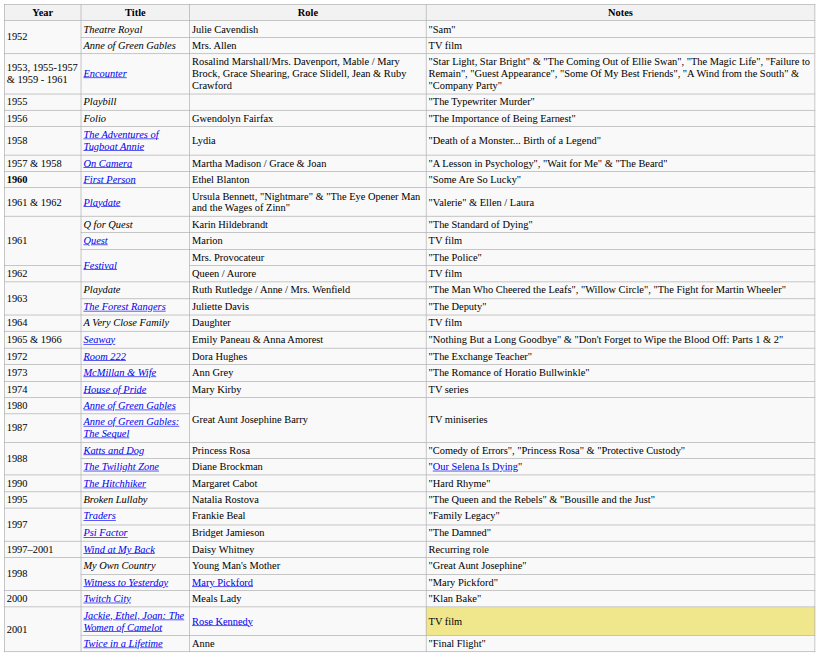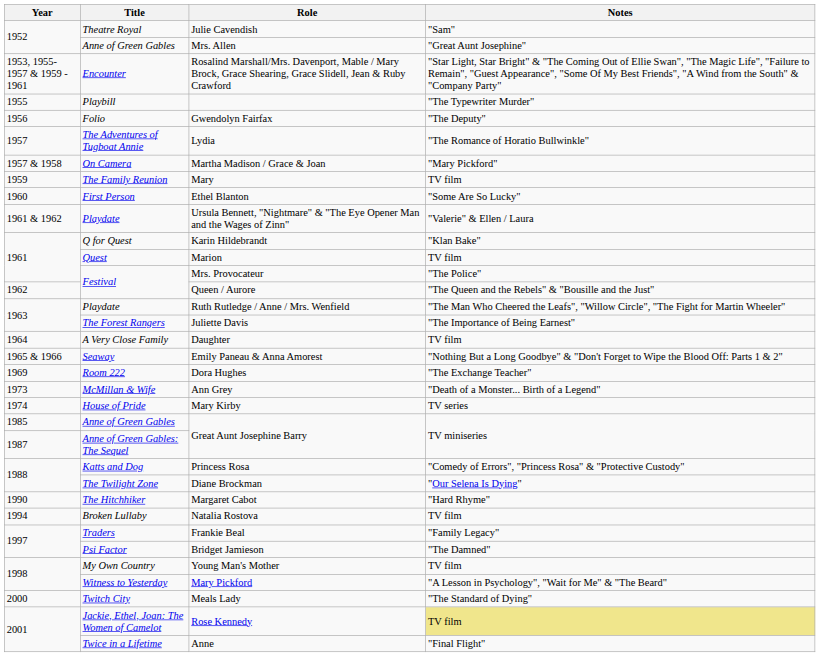(445, 45) TV film -> (477, 45) "Great Aunt Josephine"
(502, 118) "The Importance of Being Earnest" -> (457, 118) "The Deputy"
(17, 140) 1958 -> (17, 140) 1957
(515, 140) "Death of a Monster... Birth of a Legend" -> (508, 140) "The Romance of Horatio Bullwinkle"
(548, 163) "A Lesson in Psychology", "Wait for Me" & "The Beard" -> (463, 163) "Mary Pickford"
+ row: (125, 179)
(17, 179) bold -> (17, 196) normal
(481, 224) "The Standard of Dying" -> (454, 240) "Klan Bake"
(445, 273) TV film -> (541, 290) "The Queen and the Rebels" & "Bousille and the Just"
(457, 306) "The Deputy" -> (502, 323) "The Importance of Being Earnest"
(17, 356) 1972 -> (17, 372) 1969
(509, 372) "The Romance of Horatio Bullwinkle" -> (514, 389) "Death of a Monster... Birth of a Legend"
(17, 405) 1980 -> (17, 422) 1985
(17, 500) 1995 -> (17, 516) 1994
(542, 500) "The Queen and the Rebels" & "Bousille and the Just" -> (445, 516) TV film
- row: (119, 549)
(478, 566) "Great Aunt Josephine" -> (445, 566) TV film
(463, 582) "Mary Pickford" -> (547, 582) "A Lesson in Psychology", "Wait for Me" & "The Beard"
(455, 599) "Klan Bake" -> (480, 599) "The Standard of Dying"
